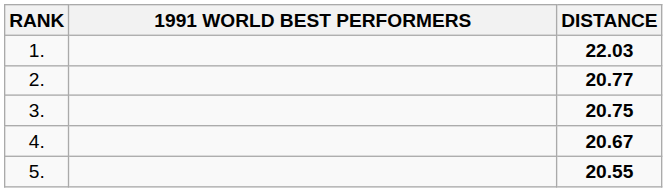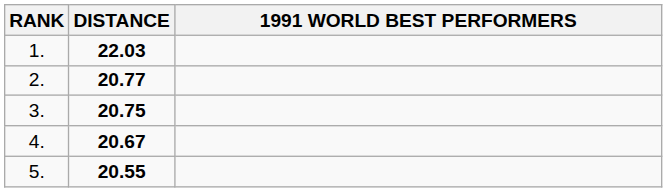columns swapped: (313, 20) <-> (609, 20)
